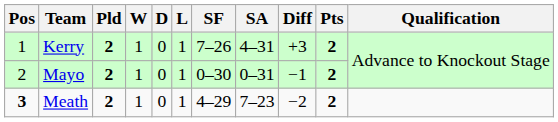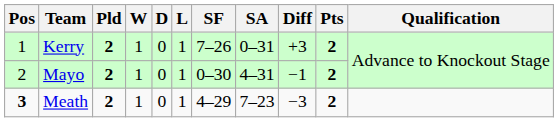(257, 46) 4–31 -> (257, 46) 0–31
(257, 74) 0–31 -> (257, 74) 4–31
(297, 102) −2 -> (297, 102) −3
